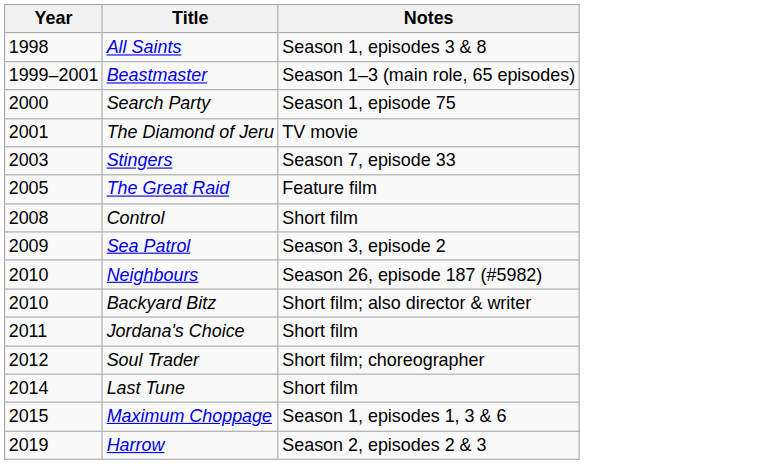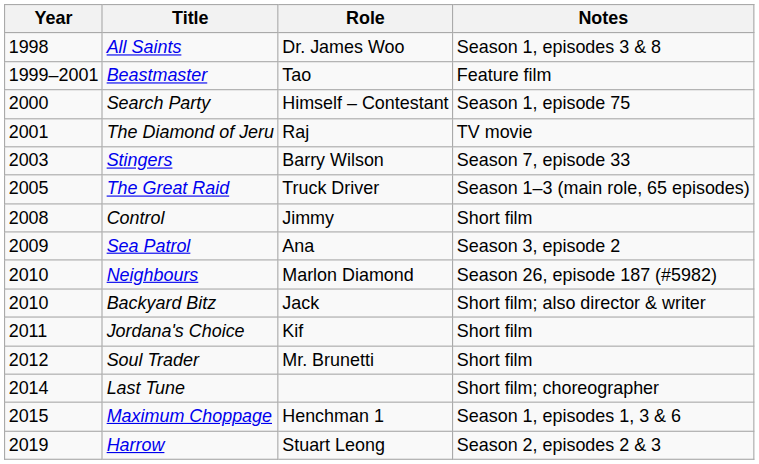+ column: (365, 18)
(429, 75) Season 1–3 (main role, 65 episodes) -> (504, 75) Feature film
(330, 189) Feature film -> (603, 189) Season 1–3 (main role, 65 episodes)
(383, 359) Short film; choreographer -> (495, 359) Short film
(320, 388) Short film -> (558, 388) Short film; choreographer
